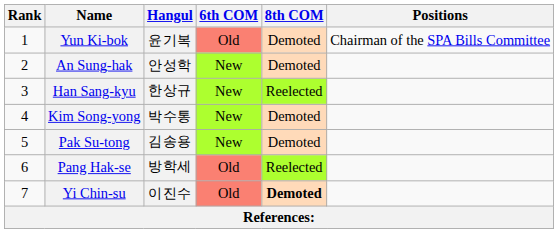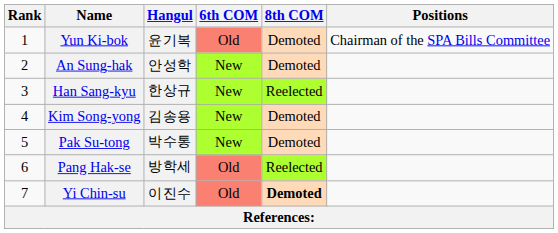(170, 116) 박수통 -> (170, 116) 김송용
(170, 141) 김송용 -> (170, 141) 박수통
